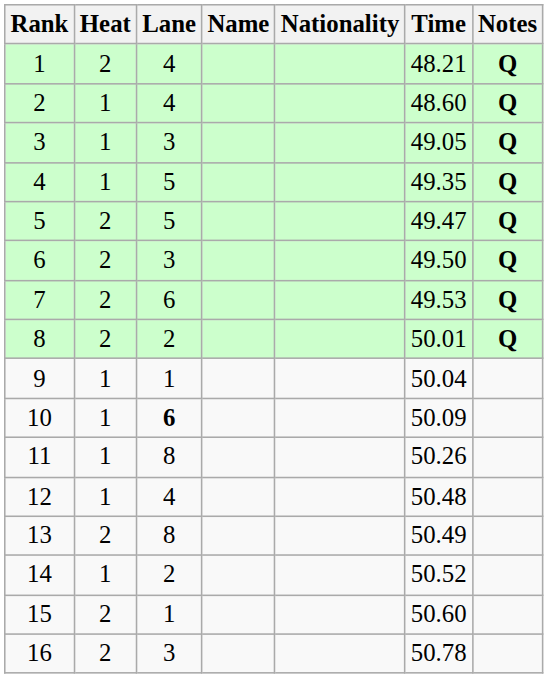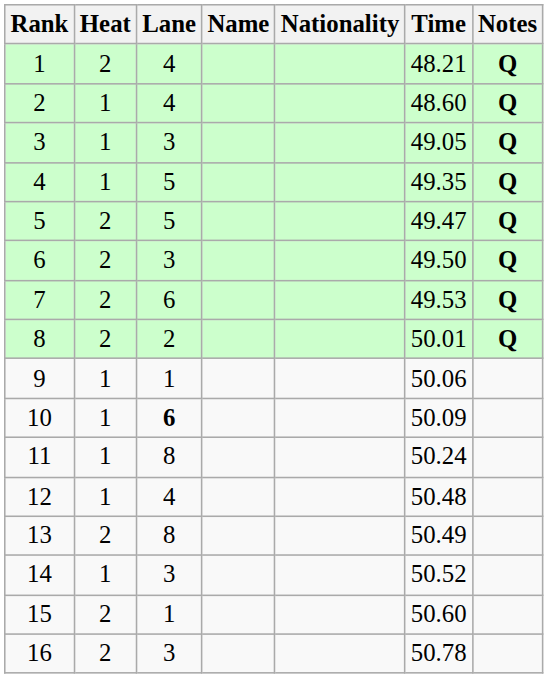(439, 378) 50.04 -> (439, 378) 50.06
(439, 456) 50.26 -> (439, 456) 50.24
(169, 574) 2 -> (169, 574) 3
